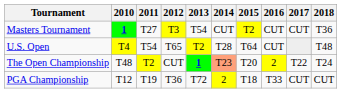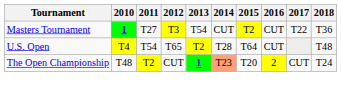(299, 29) CUT -> (299, 29) T22
(299, 63) T22 -> (299, 63) CUT
- row: (48, 80)
